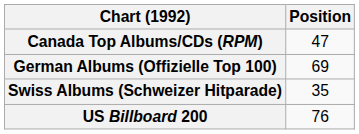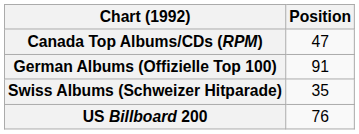(320, 66) 69 -> (320, 66) 91
